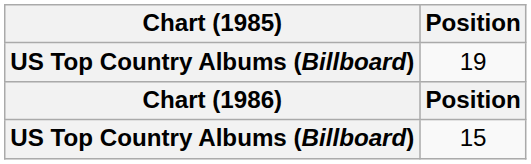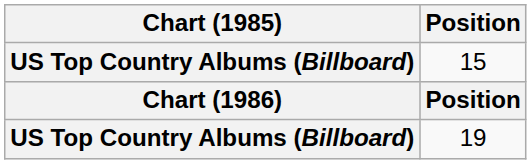rows swapped: (473, 61) <-> (473, 138)
